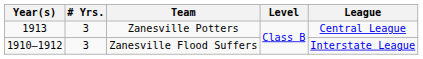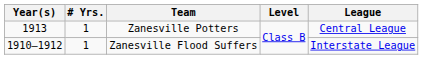(86, 30) 3 -> (86, 30) 1
(86, 46) 3 -> (86, 46) 1
